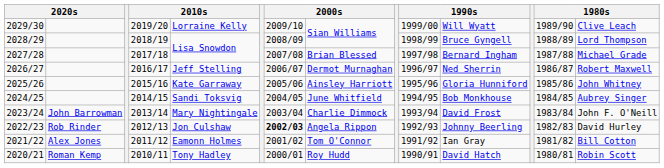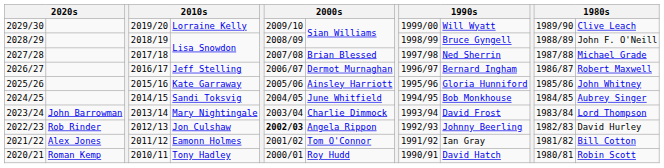(612, 40) Lord Thompson -> (617, 40) John F. O'Neill
(480, 55) Bernard Ingham -> (472, 55) Ned Sherrin
(472, 69) Ned Sherrin -> (480, 69) Bernard Ingham
(617, 112) John F. O'Neill -> (612, 112) Lord Thompson
